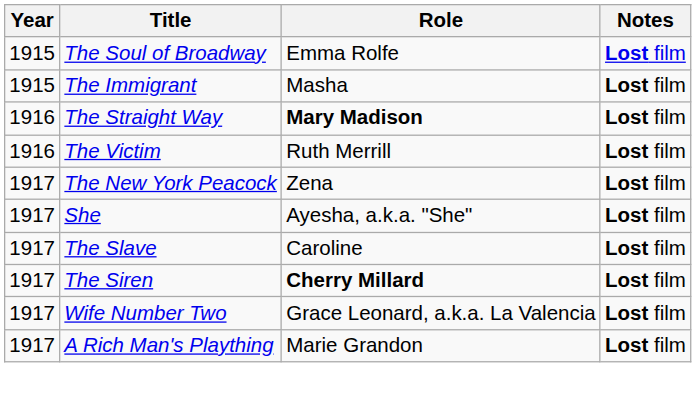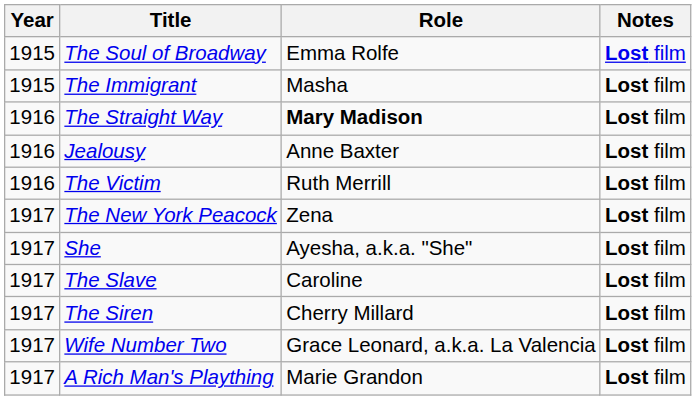+ row: (105, 150)
(355, 280) bold -> (350, 313) normal
